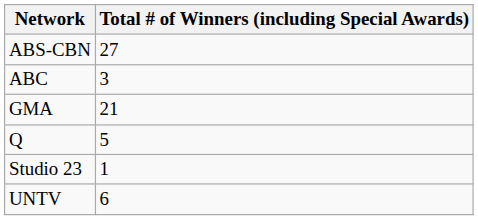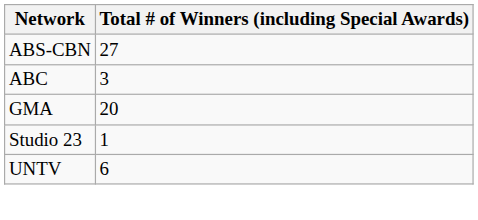(109, 109) 21 -> (109, 109) 20
- row: (16, 139)
